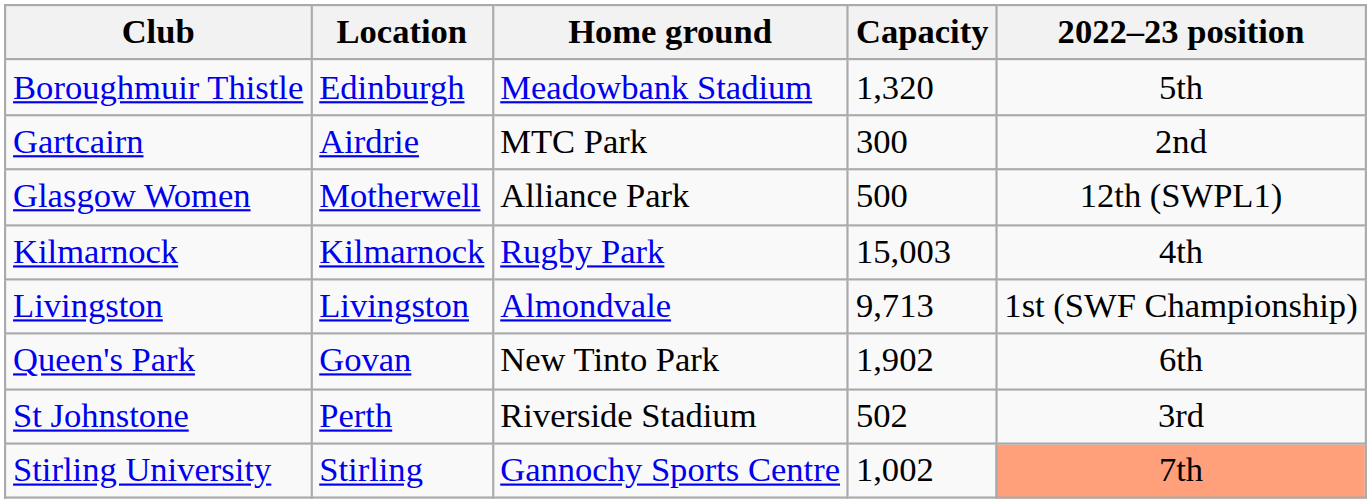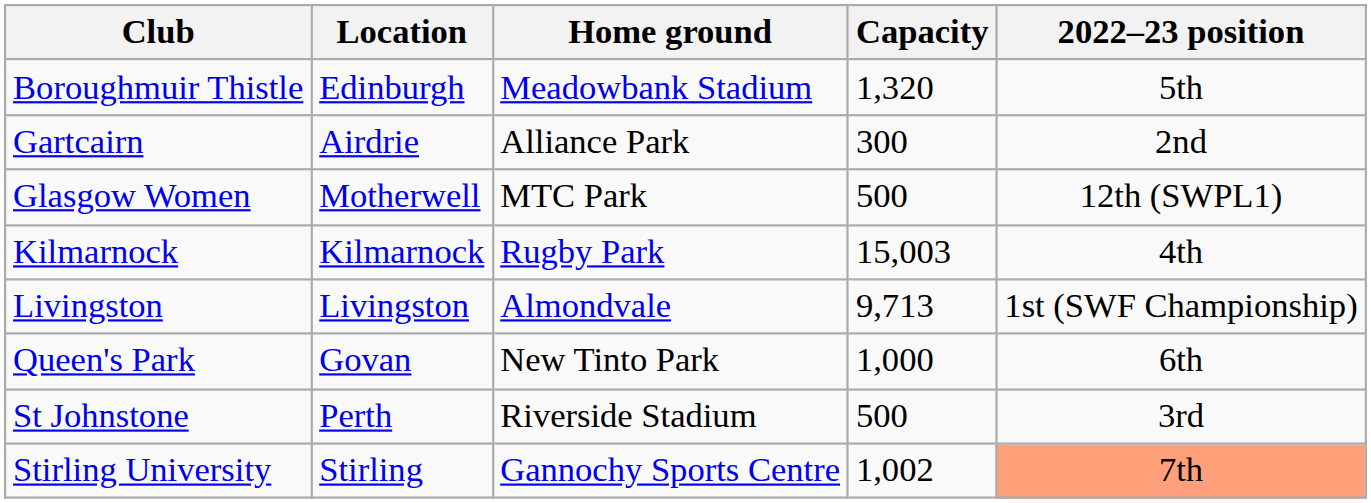(574, 141) MTC Park -> (595, 141) Alliance Park
(595, 196) Alliance Park -> (574, 196) MTC Park
(895, 360) 1,902 -> (895, 360) 1,000
(882, 415) 502 -> (882, 415) 500
